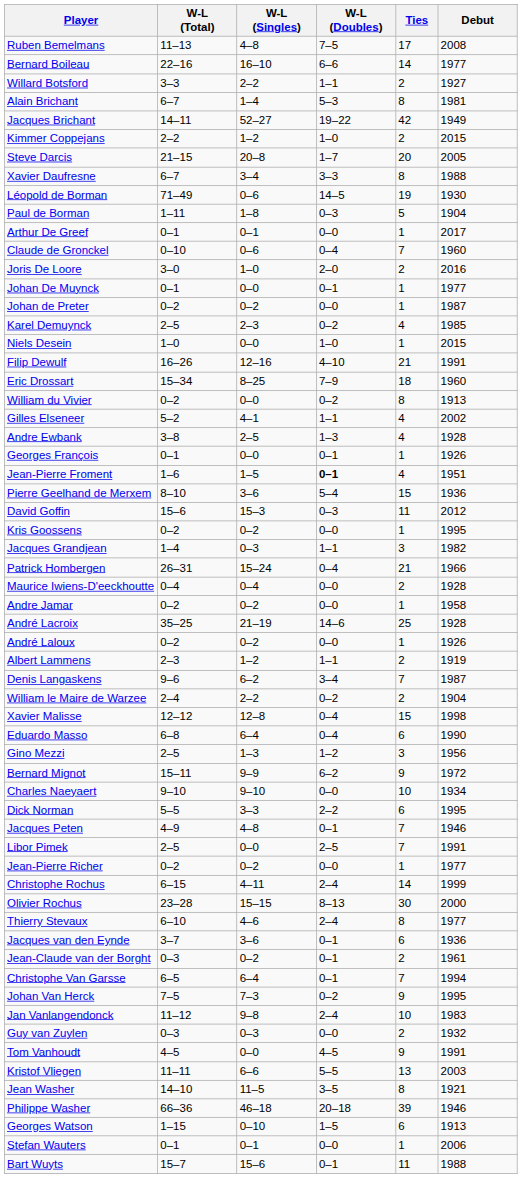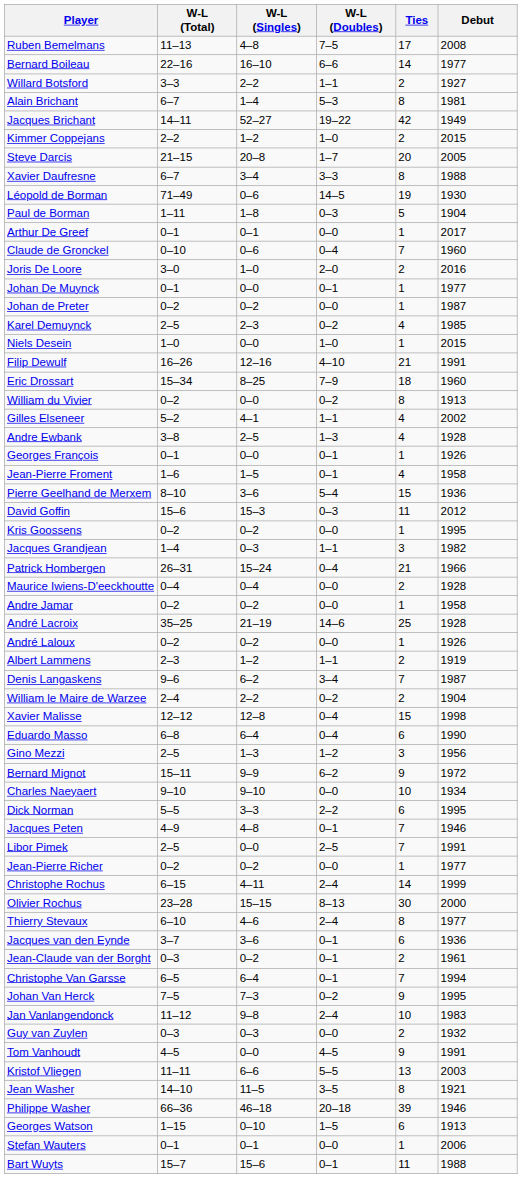(329, 473) bold -> (329, 473) normal
(453, 473) 1951 -> (453, 473) 1958
